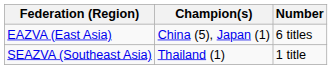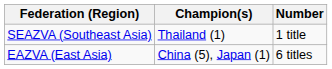rows swapped: (60, 34) <-> (80, 54)
